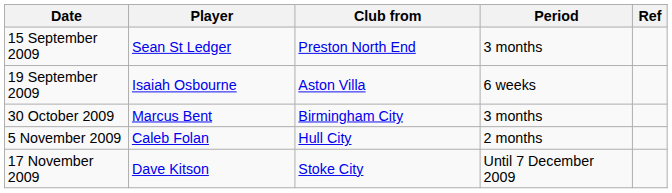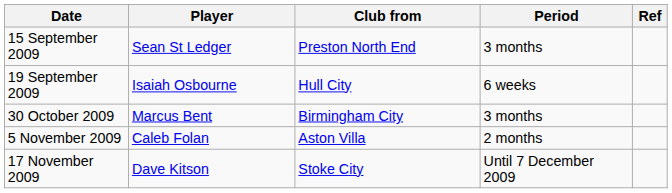(332, 85) Aston Villa -> (325, 85) Hull City
(325, 138) Hull City -> (332, 138) Aston Villa
